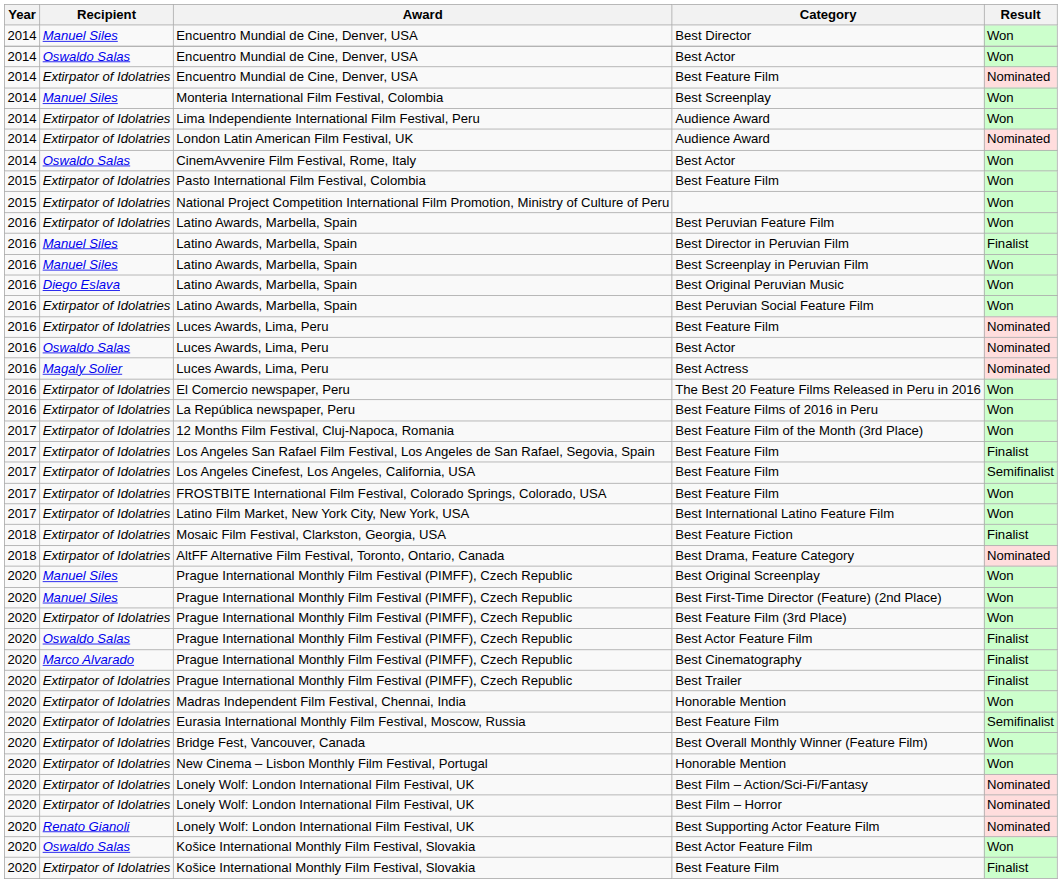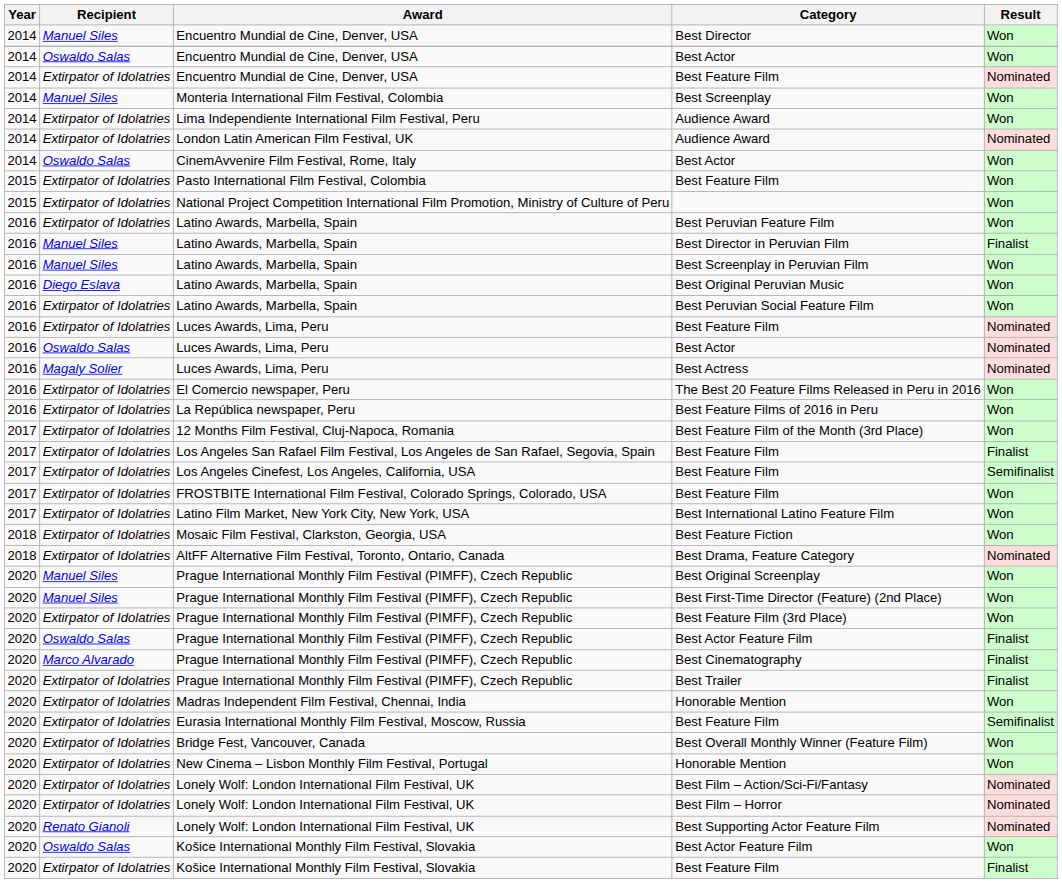(1008, 535) Finalist -> (1000, 535) Won
